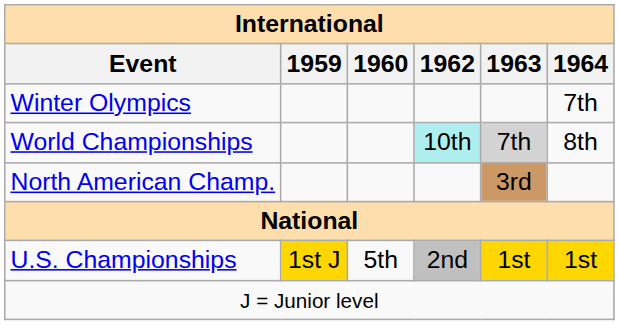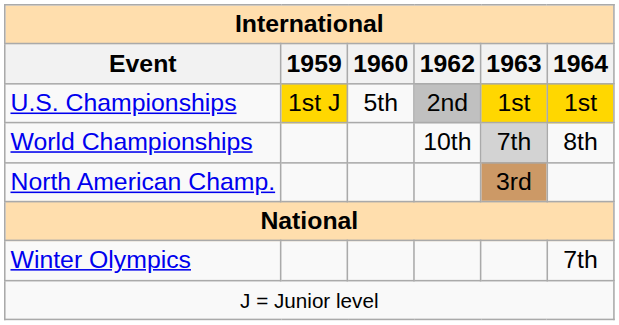rows swapped: (101, 102) <-> (124, 260)
(447, 142) paleturquoise background -> (447, 142) no background
